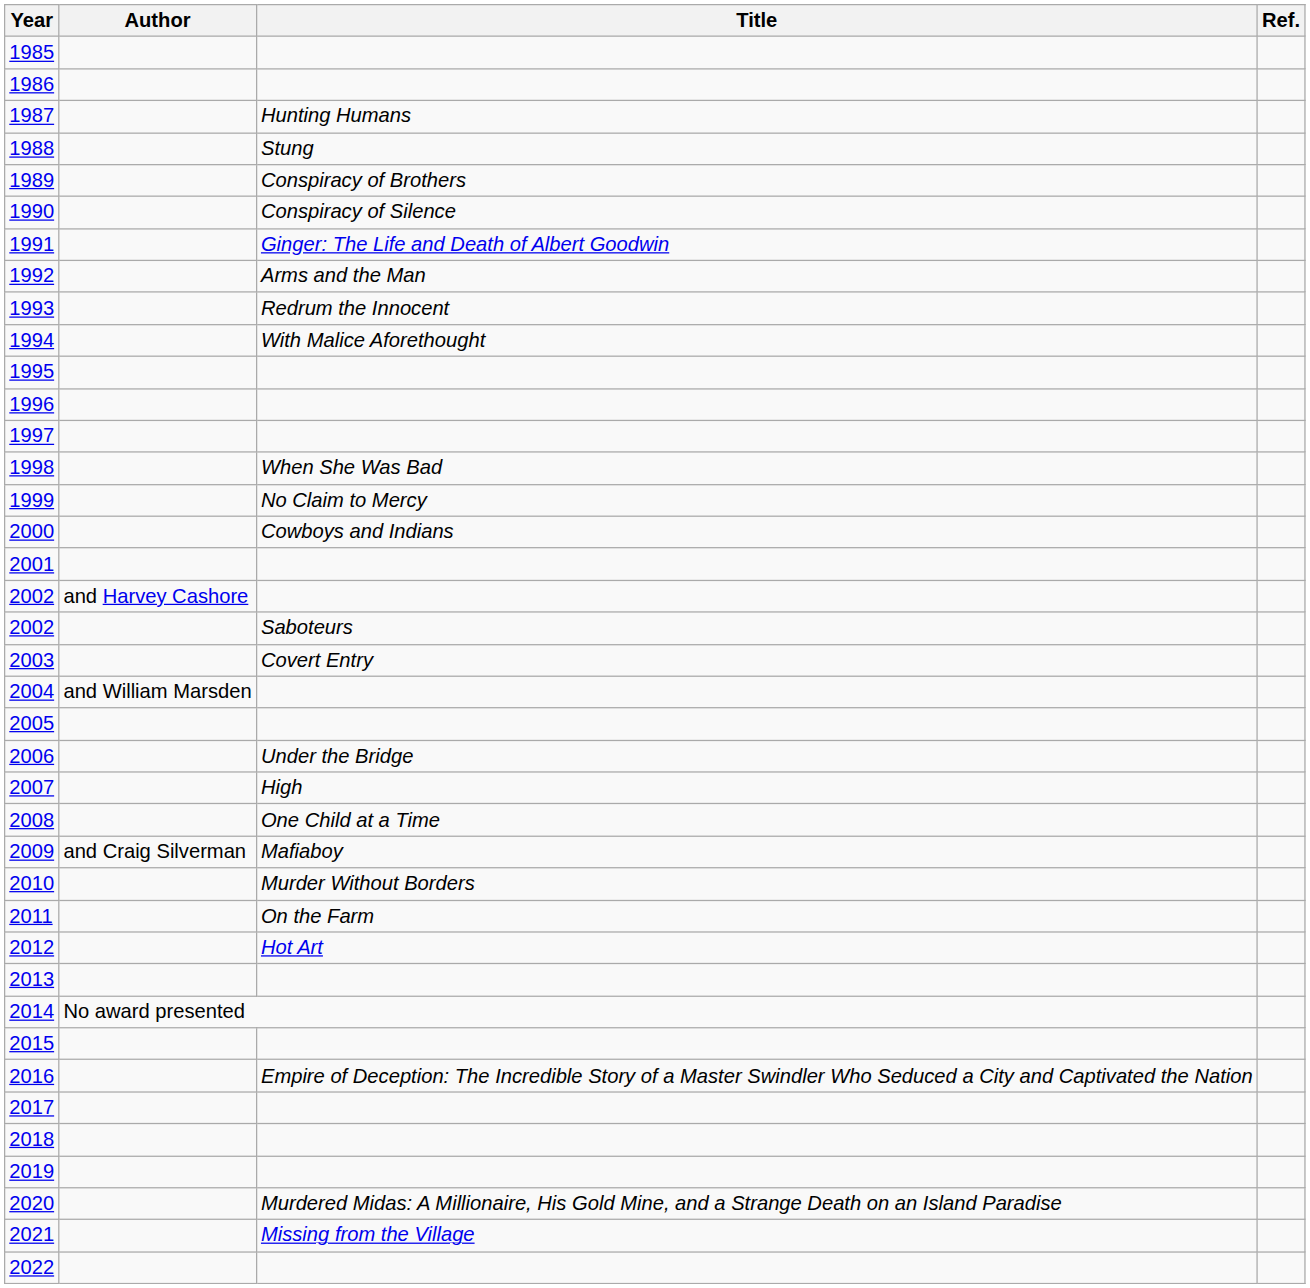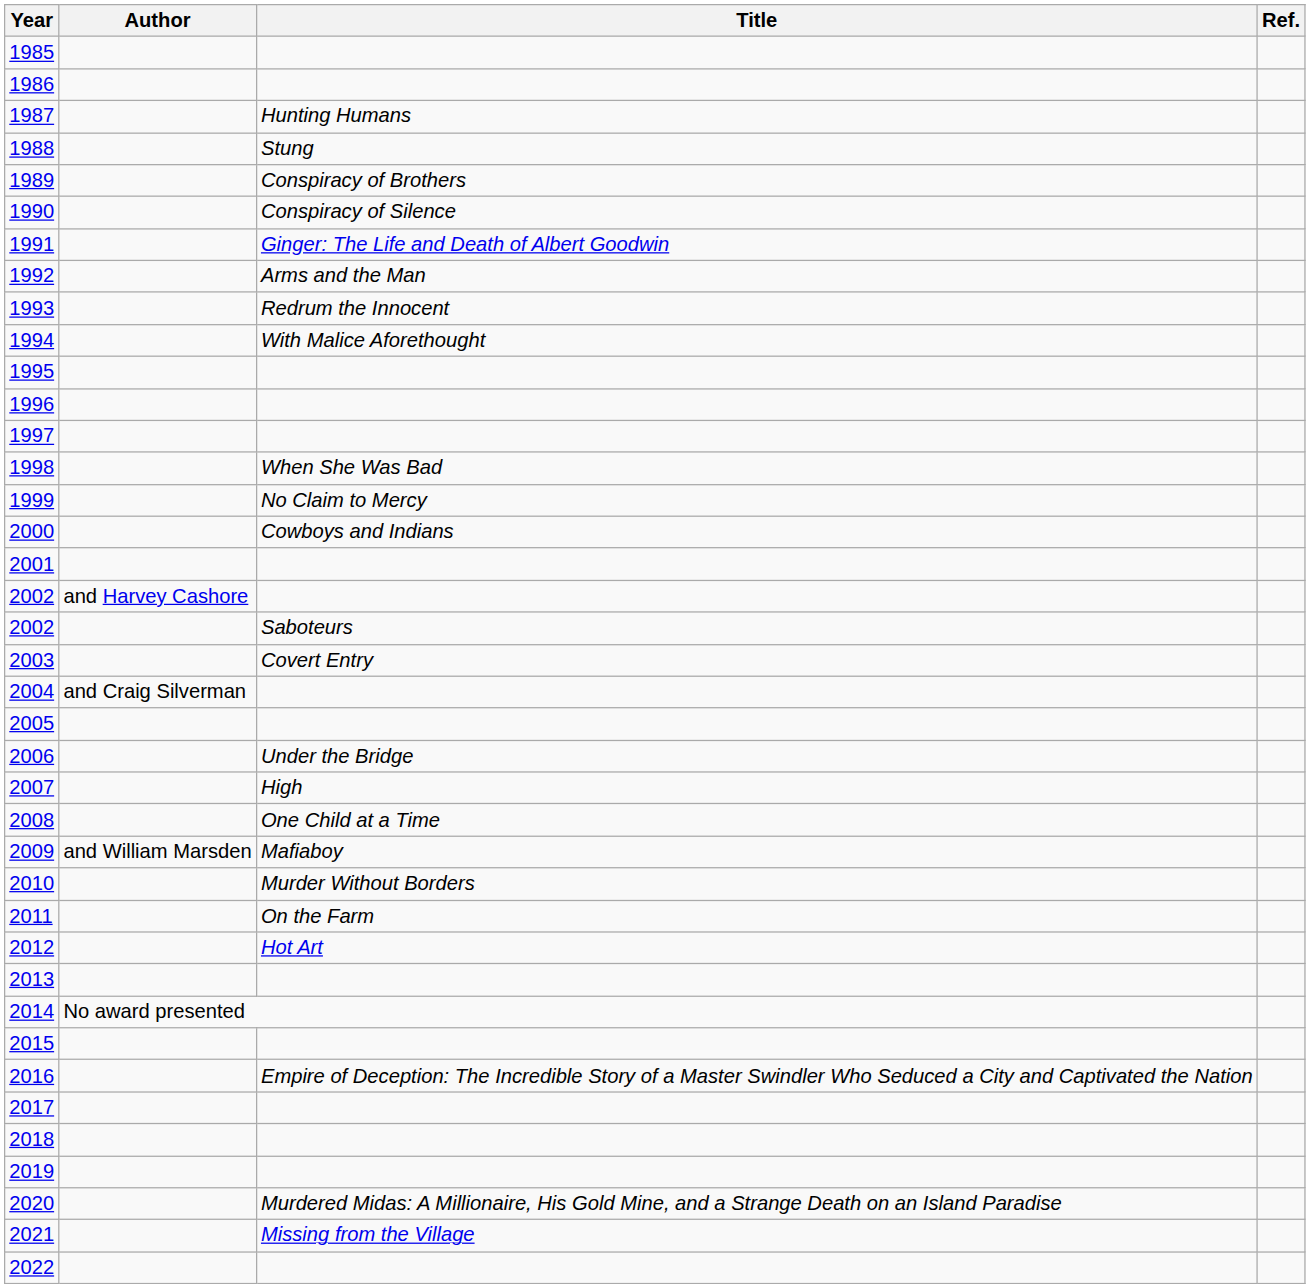(158, 691) and William Marsden -> (155, 691) and Craig Silverman
(155, 851) and Craig Silverman -> (158, 851) and William Marsden
